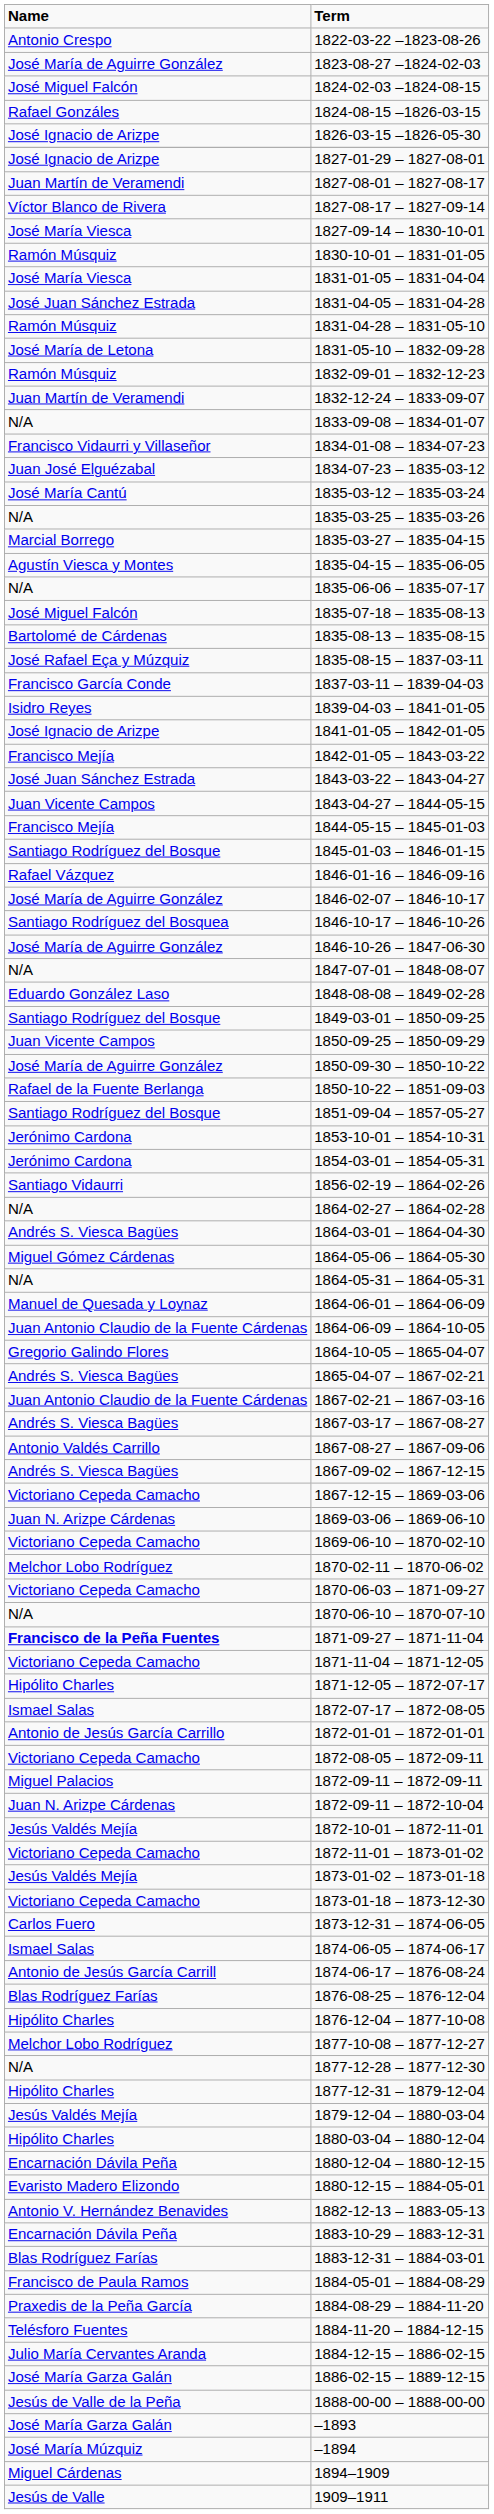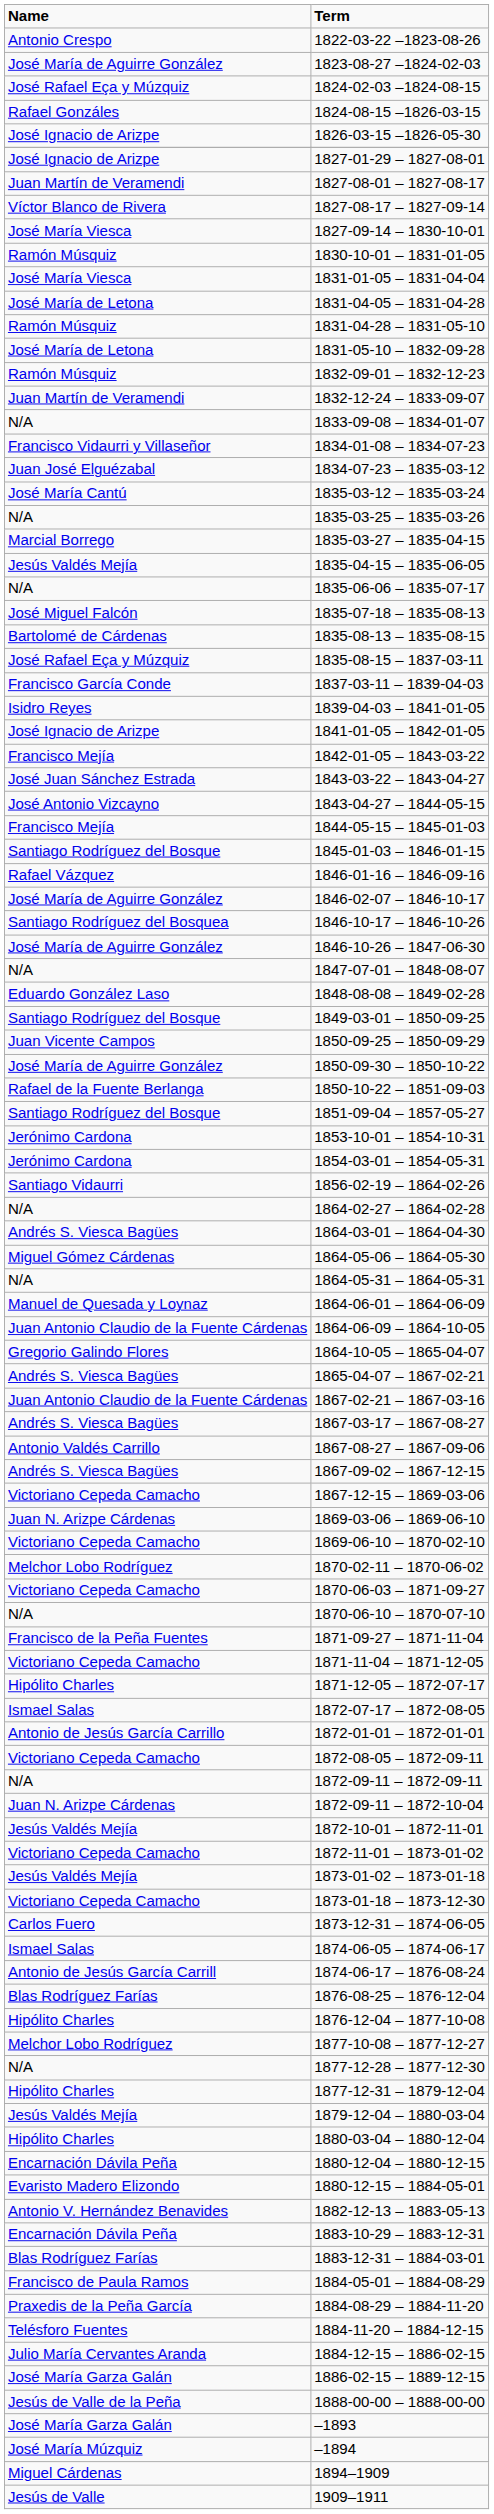(73, 87) José Miguel Falcón -> (99, 87) José Rafael Eça y Múzquiz
(102, 302) José Juan Sánchez Estrada -> (81, 302) José María de Letona
(91, 565) Agustín Viesca y Montes -> (73, 565) Jesús Valdés Mejía
(81, 803) Juan Vicente Campos -> (83, 803) José Antonio Vizcayno
(114, 1638) bold -> (108, 1638) normal
(61, 1781) Miguel Palacios -> (20, 1781) N/A
